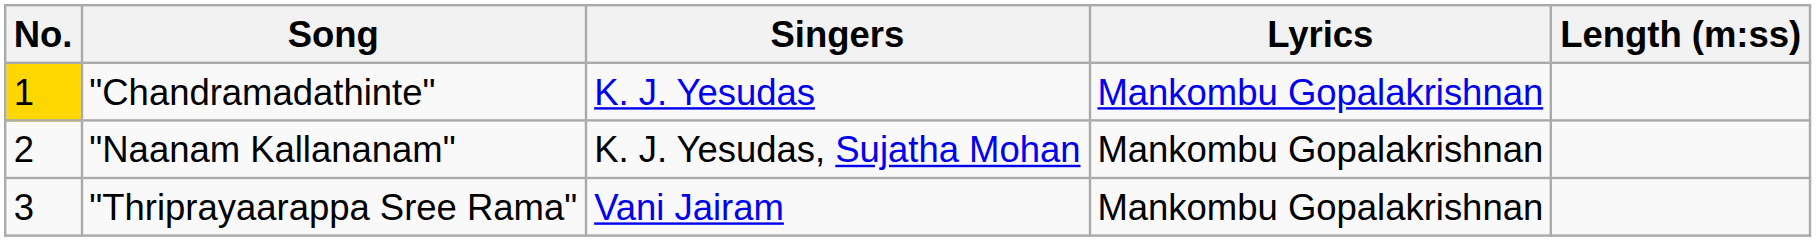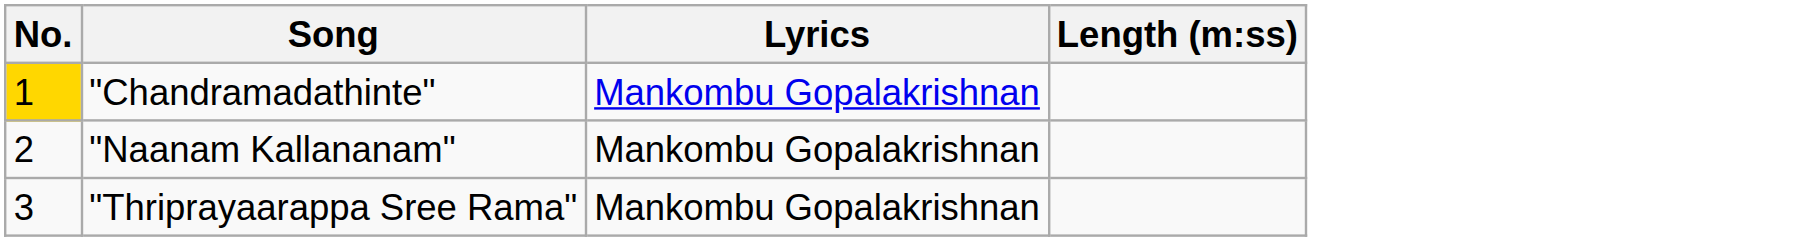- column: (837, 34)
